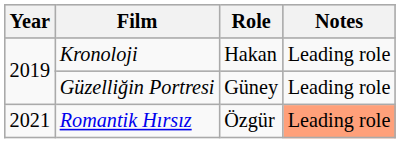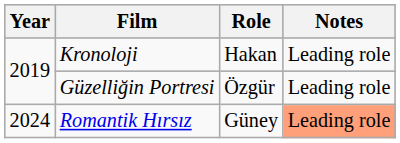(251, 87) Güney -> (249, 87) Özgür
(30, 120) 2021 -> (30, 120) 2024
(249, 120) Özgür -> (251, 120) Güney
